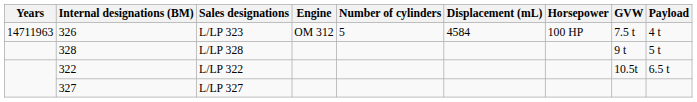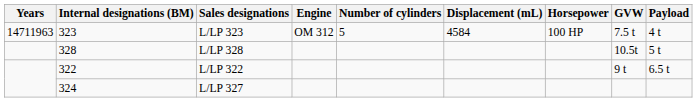(67, 32) 326 -> (67, 32) 323
(620, 50) 9 t -> (626, 50) 10.5t
(626, 69) 10.5t -> (620, 69) 9 t
(67, 87) 327 -> (67, 87) 324
